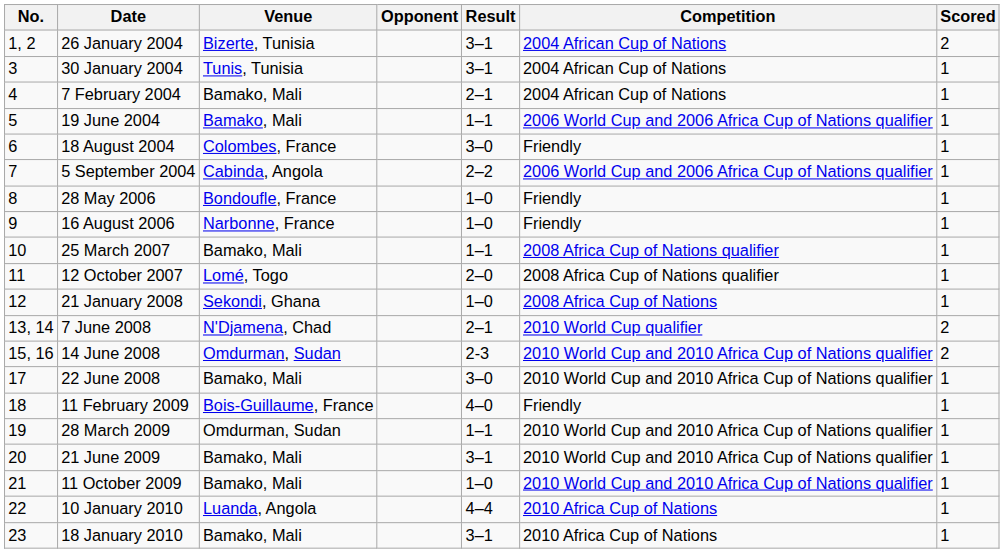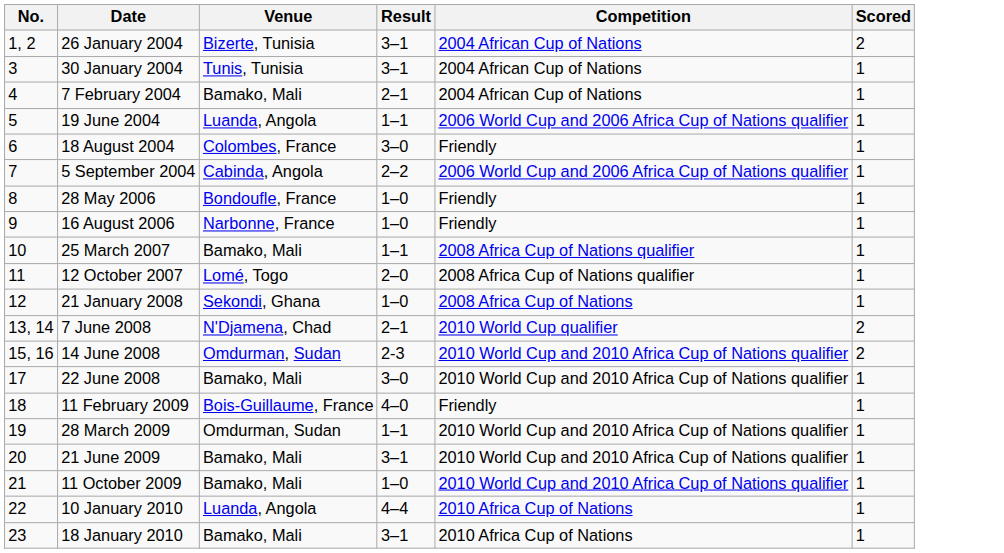- column: (420, 17)
(252, 120) Bamako, Mali -> (260, 120) Luanda, Angola
